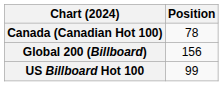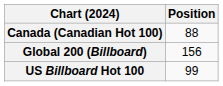(192, 33) 78 -> (192, 33) 88
